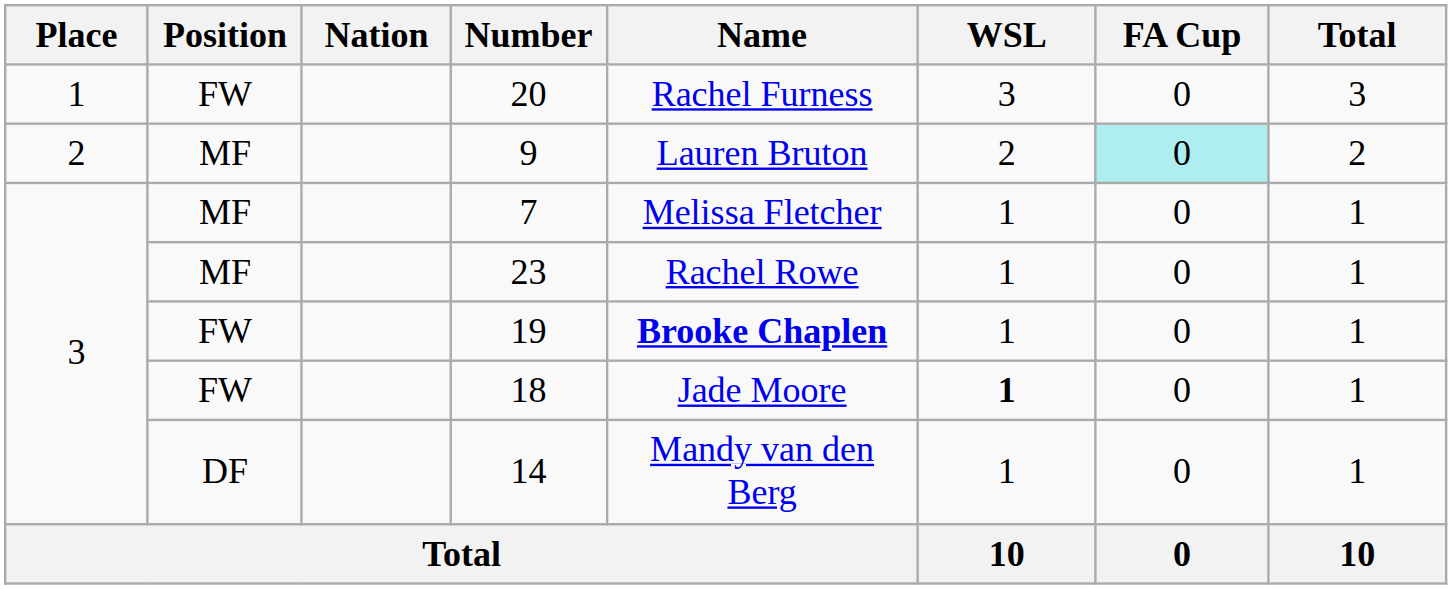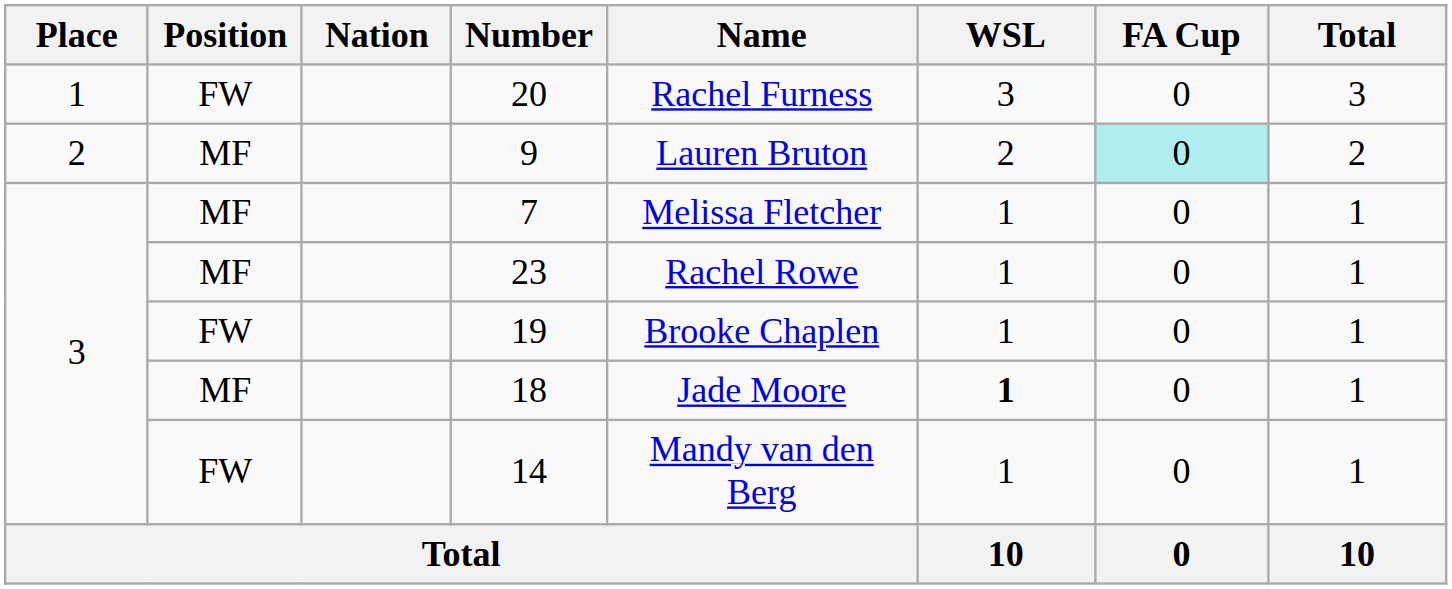(762, 331) bold -> (762, 331) normal
(225, 390) FW -> (225, 390) MF
(225, 471) DF -> (225, 471) FW
